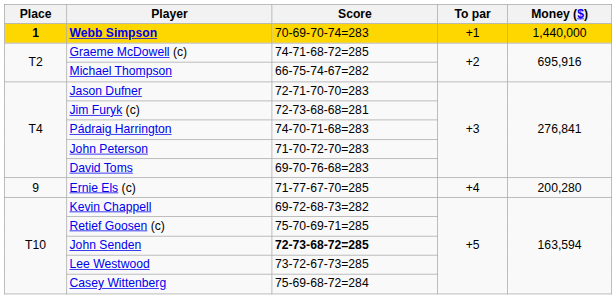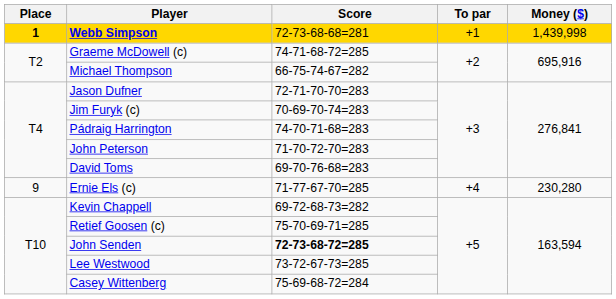(322, 33) 70-69-70-74=283 -> (322, 33) 72-73-68-68=281
(560, 33) 1,440,000 -> (560, 33) 1,439,998
(322, 110) 72-73-68-68=281 -> (322, 110) 70-69-70-74=283
(560, 187) 200,280 -> (560, 187) 230,280
